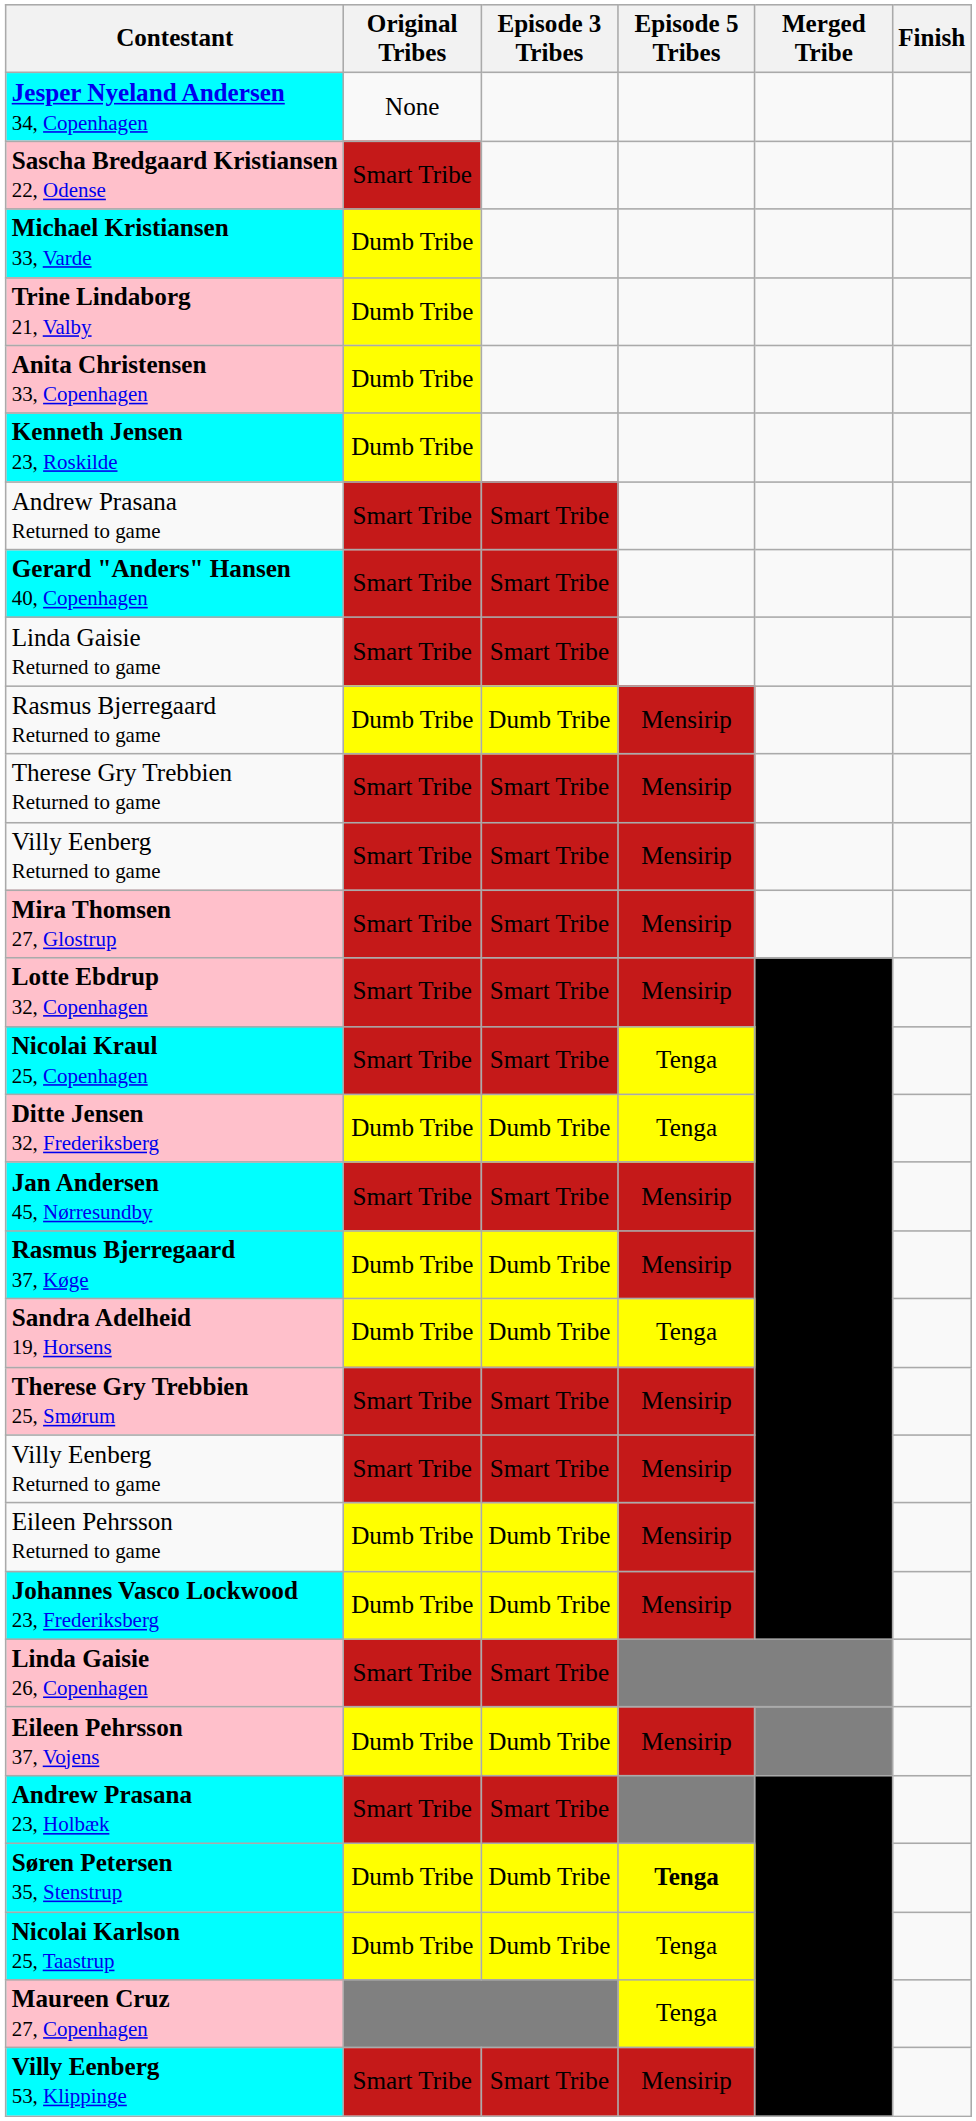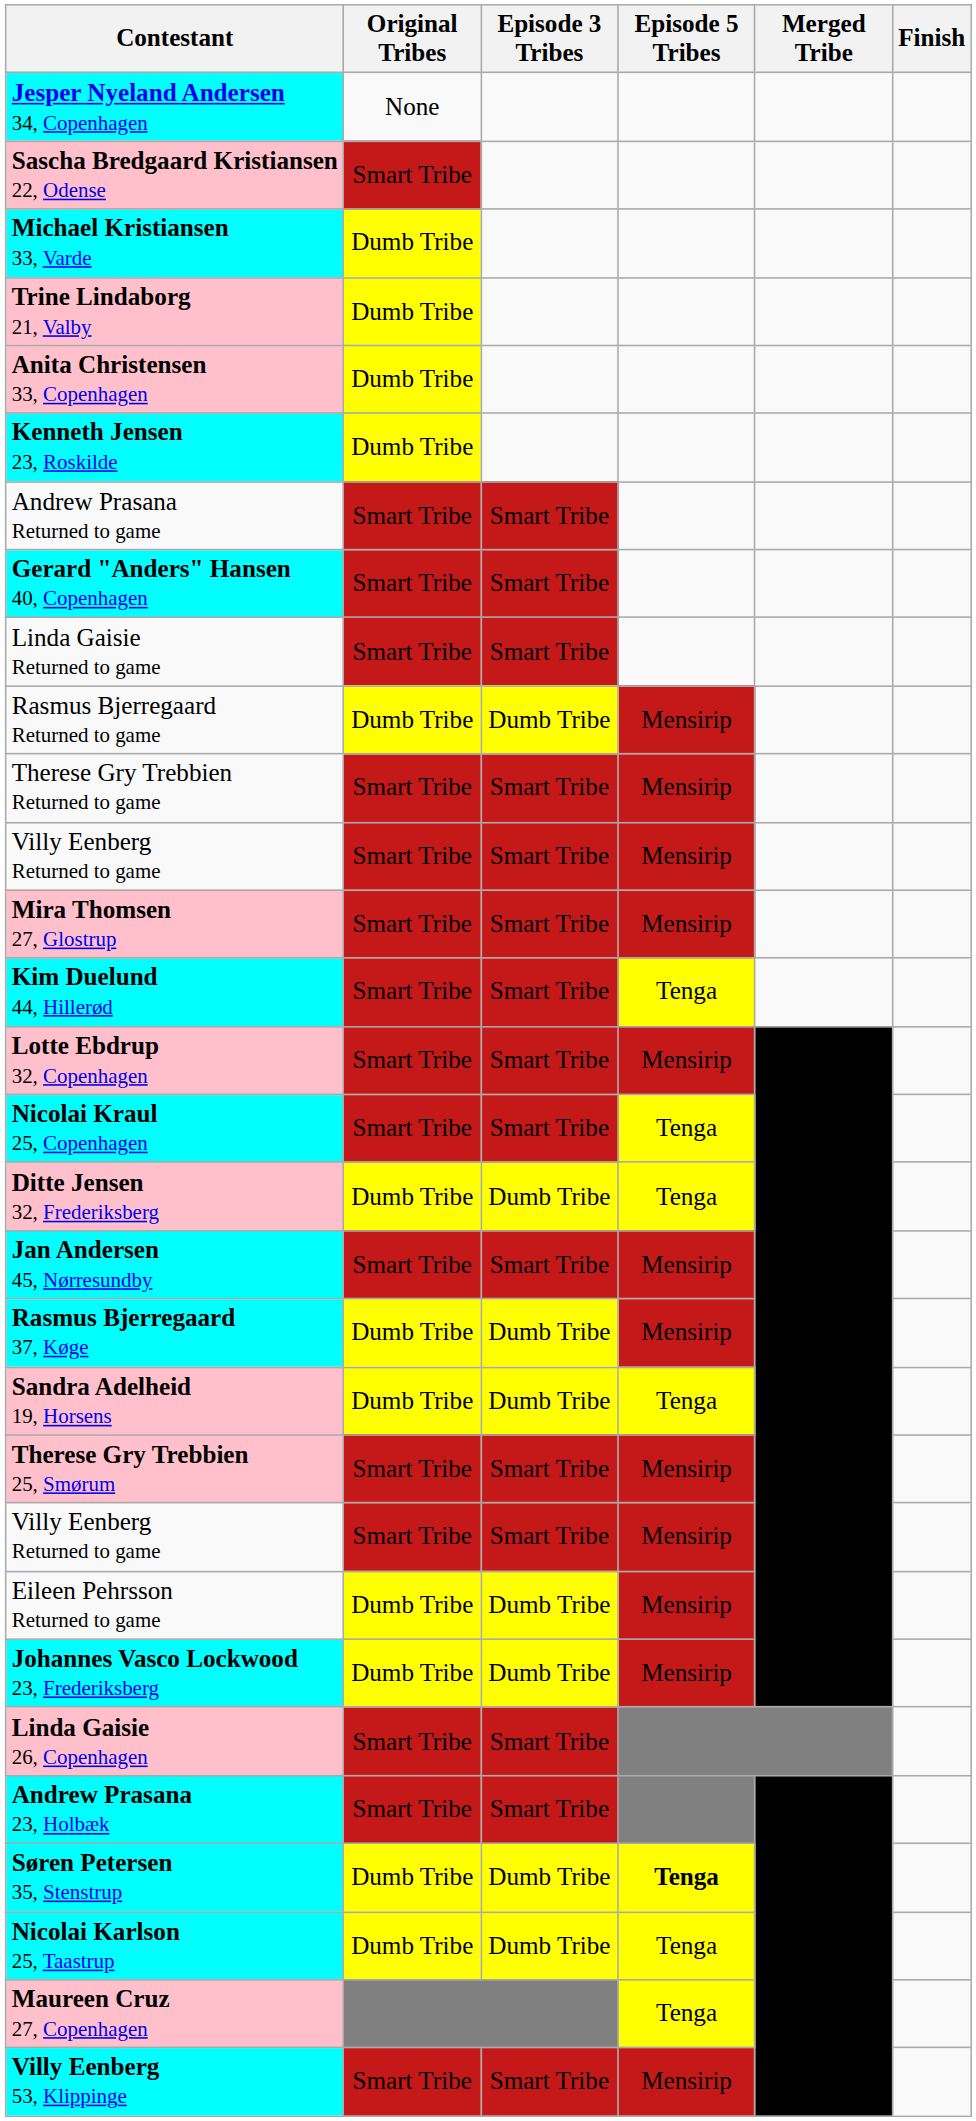+ row: (85, 991)
- row: (97, 1741)
